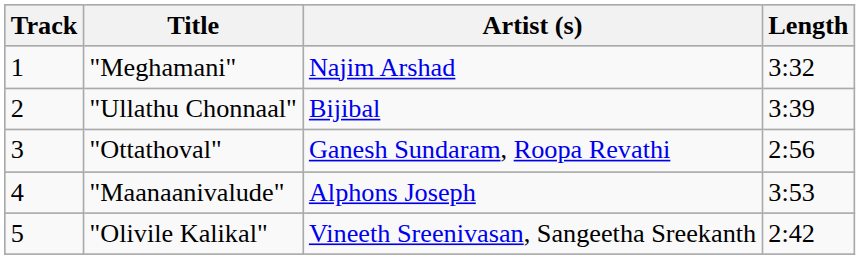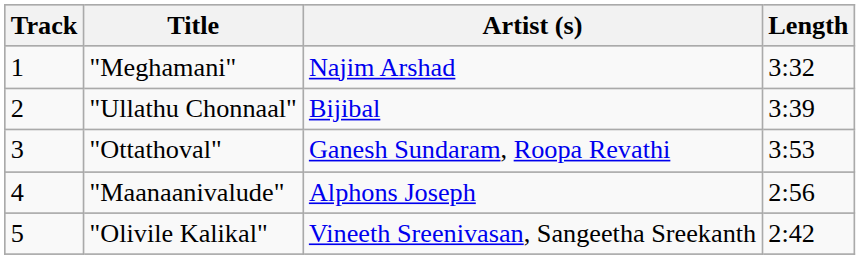(792, 150) 2:56 -> (792, 150) 3:53
(792, 191) 3:53 -> (792, 191) 2:56
